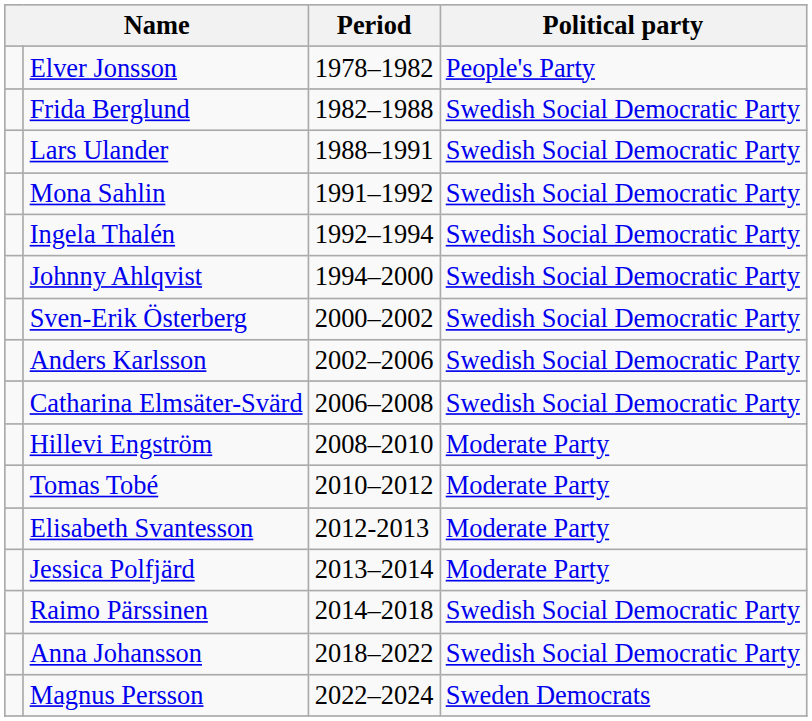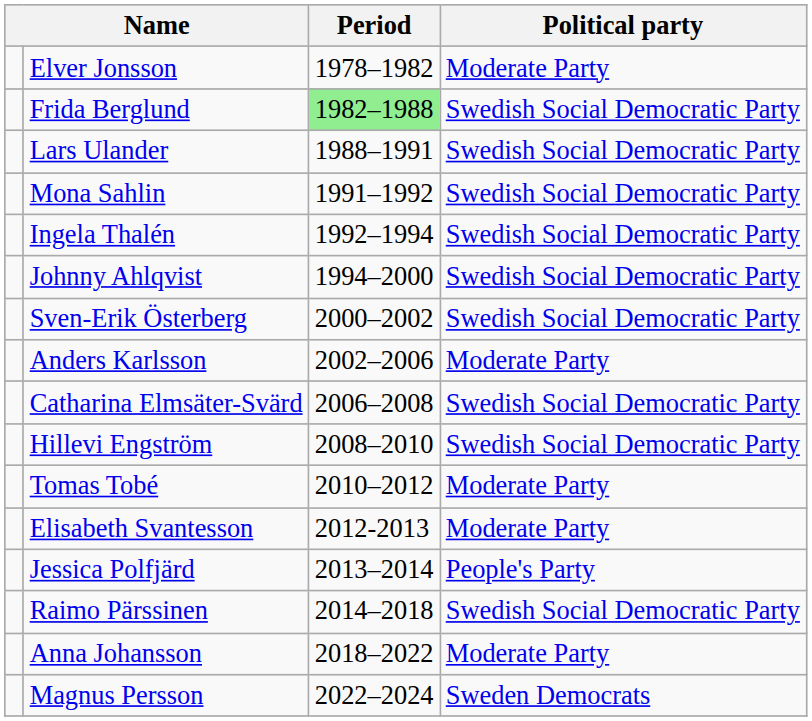(520, 67) People's Party -> (527, 67) Moderate Party
(374, 109) no background -> (374, 109) lightgreen background
(623, 360) Swedish Social Democratic Party -> (527, 360) Moderate Party
(527, 444) Moderate Party -> (623, 444) Swedish Social Democratic Party
(527, 569) Moderate Party -> (520, 569) People's Party
(623, 653) Swedish Social Democratic Party -> (527, 653) Moderate Party
